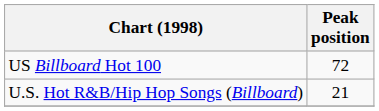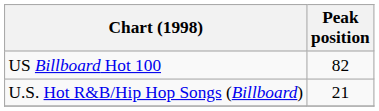(340, 65) 72 -> (340, 65) 82
